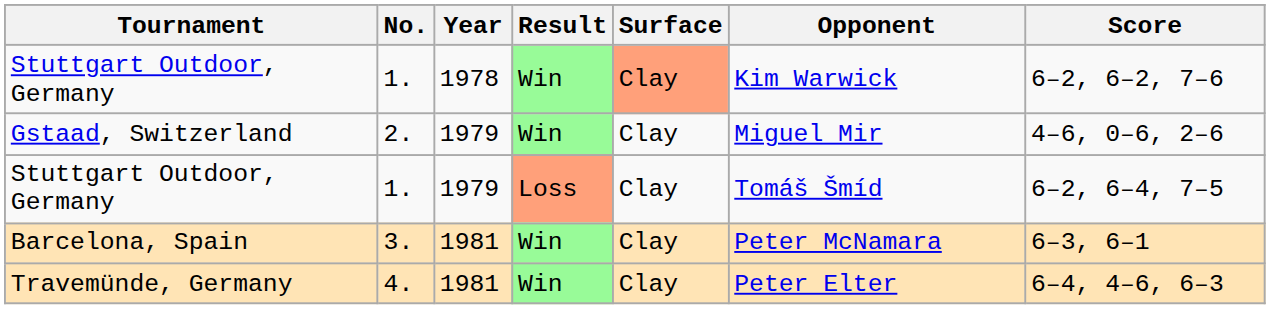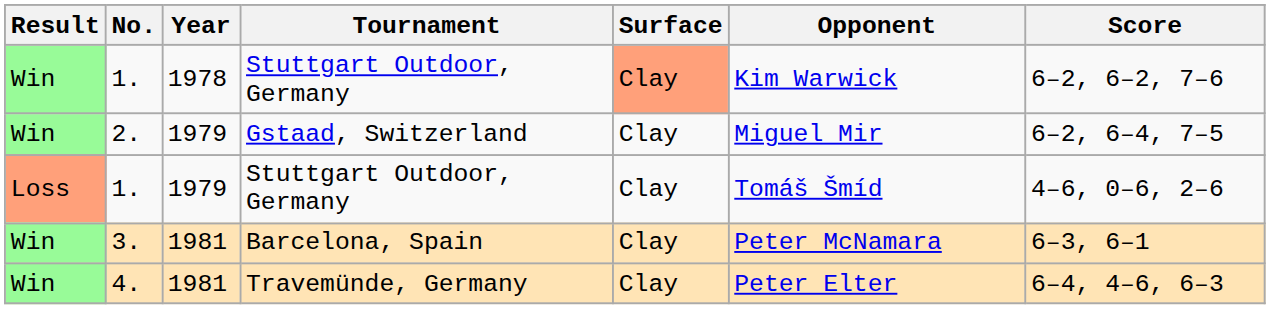columns swapped: (563, 25) <-> (191, 25)
(1127, 134) 4–6, 0–6, 2–6 -> (1127, 134) 6–2, 6–4, 7–5
(1127, 189) 6–2, 6–4, 7–5 -> (1127, 189) 4–6, 0–6, 2–6
